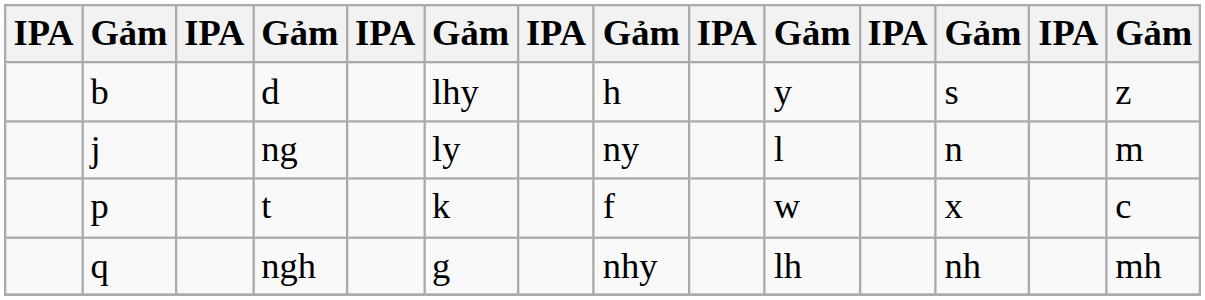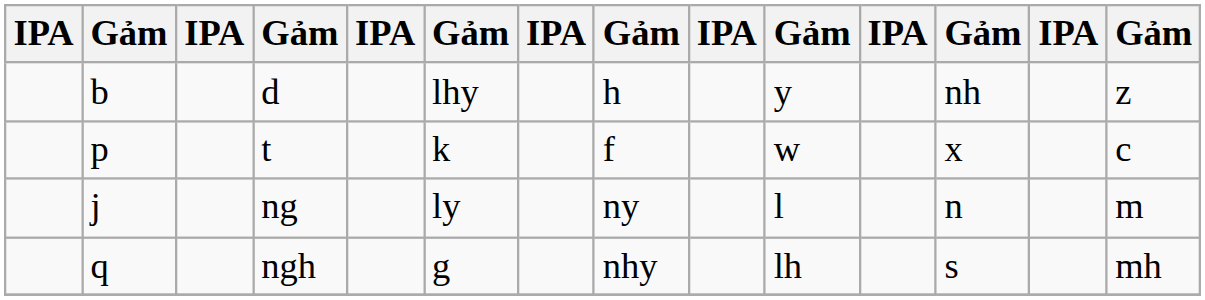(952, 91) s -> (963, 91) nh
rows swapped: (266, 206) <-> (280, 149)
(963, 264) nh -> (952, 264) s
